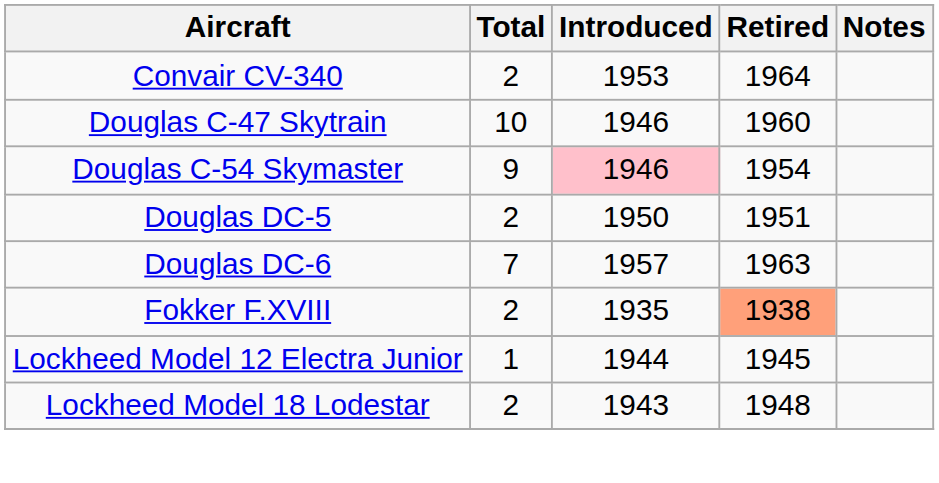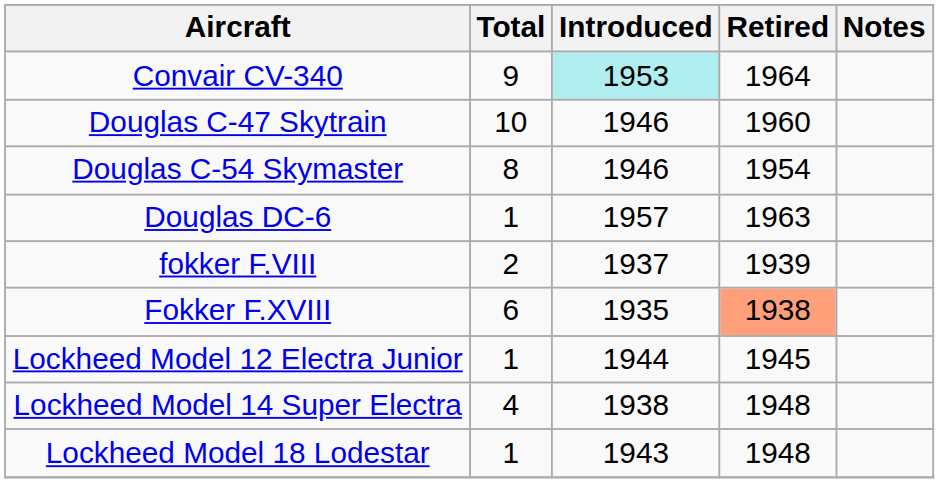(511, 75) 2 -> (511, 75) 9
(636, 75) no background -> (636, 75) paleturquoise background
(511, 169) 9 -> (511, 169) 8
(636, 169) pink background -> (636, 169) no background
- row: (238, 216)
(511, 264) 7 -> (511, 216) 1
+ row: (238, 264)
(511, 311) 2 -> (511, 311) 6
+ row: (238, 405)
(511, 405) 2 -> (511, 452) 1
